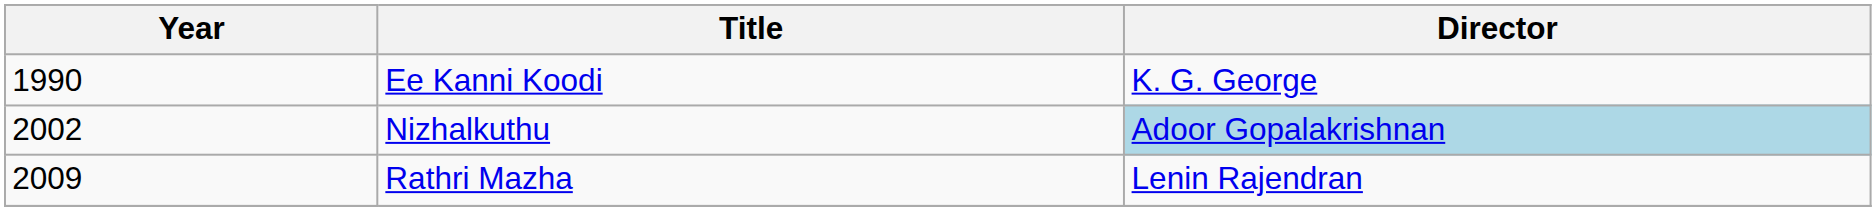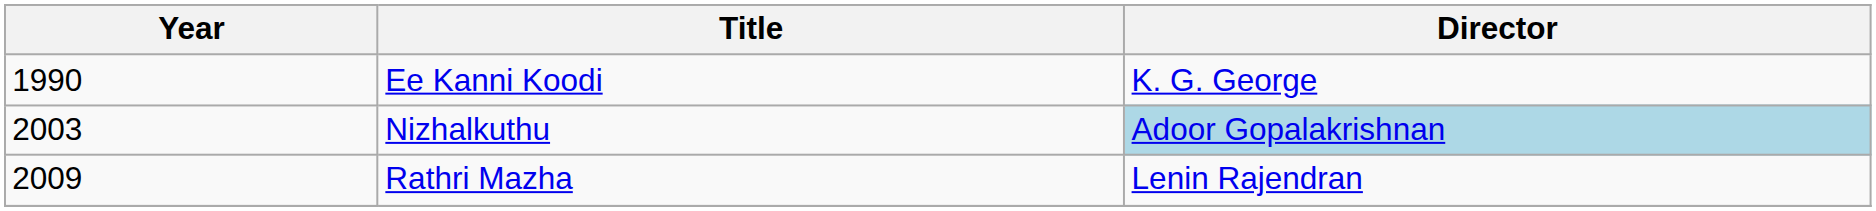(47, 129) 2002 -> (47, 129) 2003
